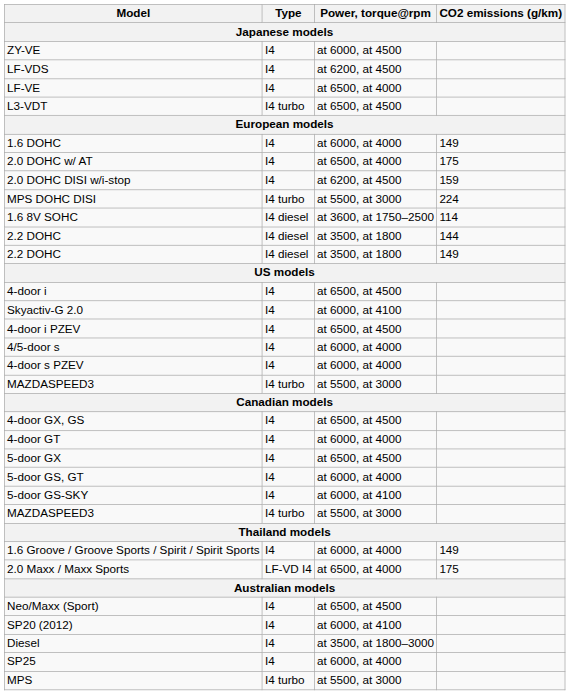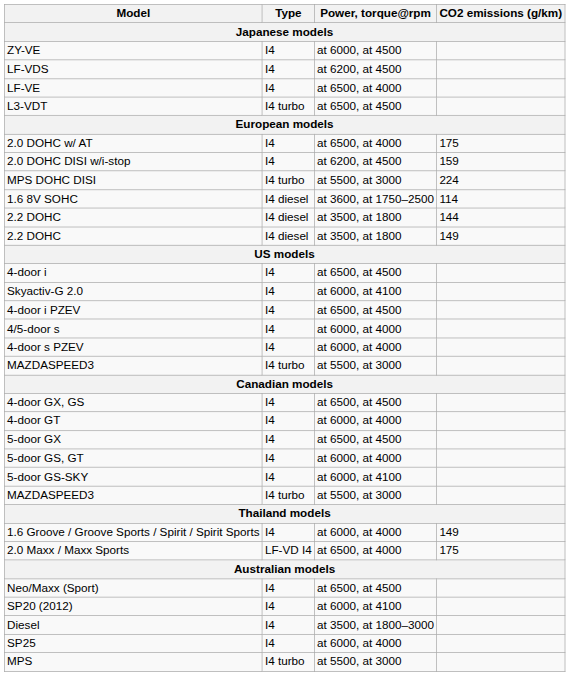- row: (34, 143)
